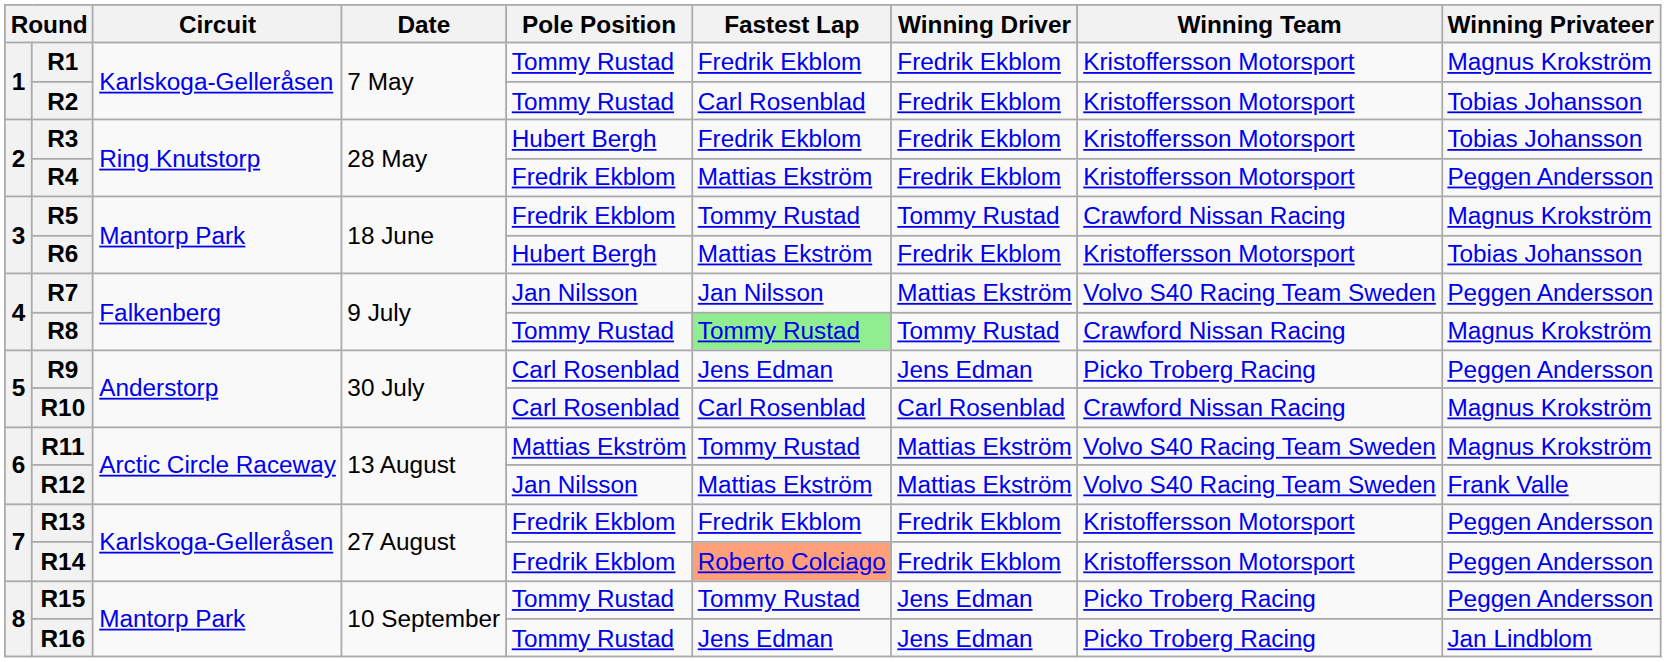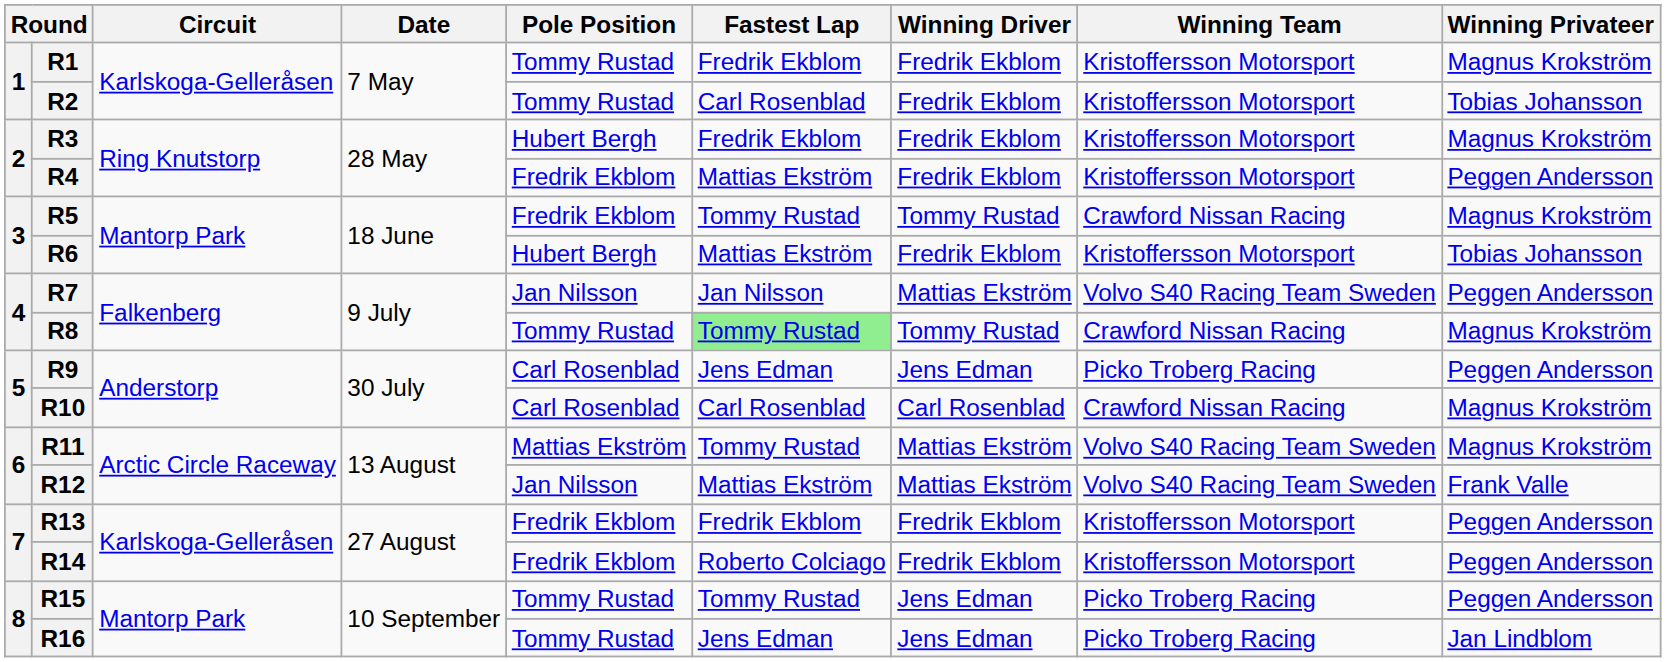(1545, 139) Tobias Johansson -> (1549, 139) Magnus Krokström
(792, 561) lightsalmon background -> (792, 561) no background
